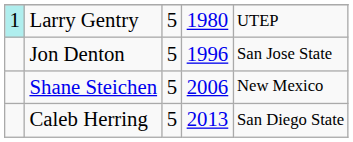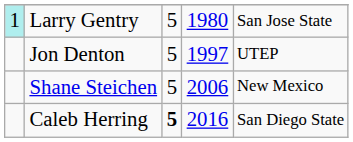(258, 20) UTEP -> (285, 20) San Jose State
(207, 53) 1996 -> (207, 53) 1997
(285, 53) San Jose State -> (258, 53) UTEP
(172, 119) normal -> (172, 119) bold
(207, 119) 2013 -> (207, 119) 2016
